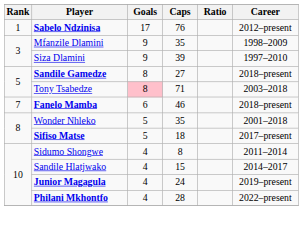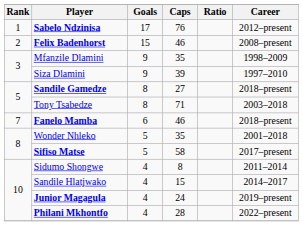+ row: (69, 43)
(145, 89) pink background -> (145, 105) no background
(180, 136) 18 -> (180, 151) 58
